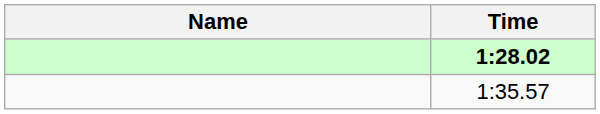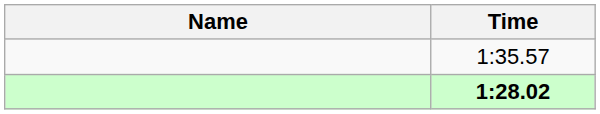rows swapped: (513, 56) <-> (513, 91)
